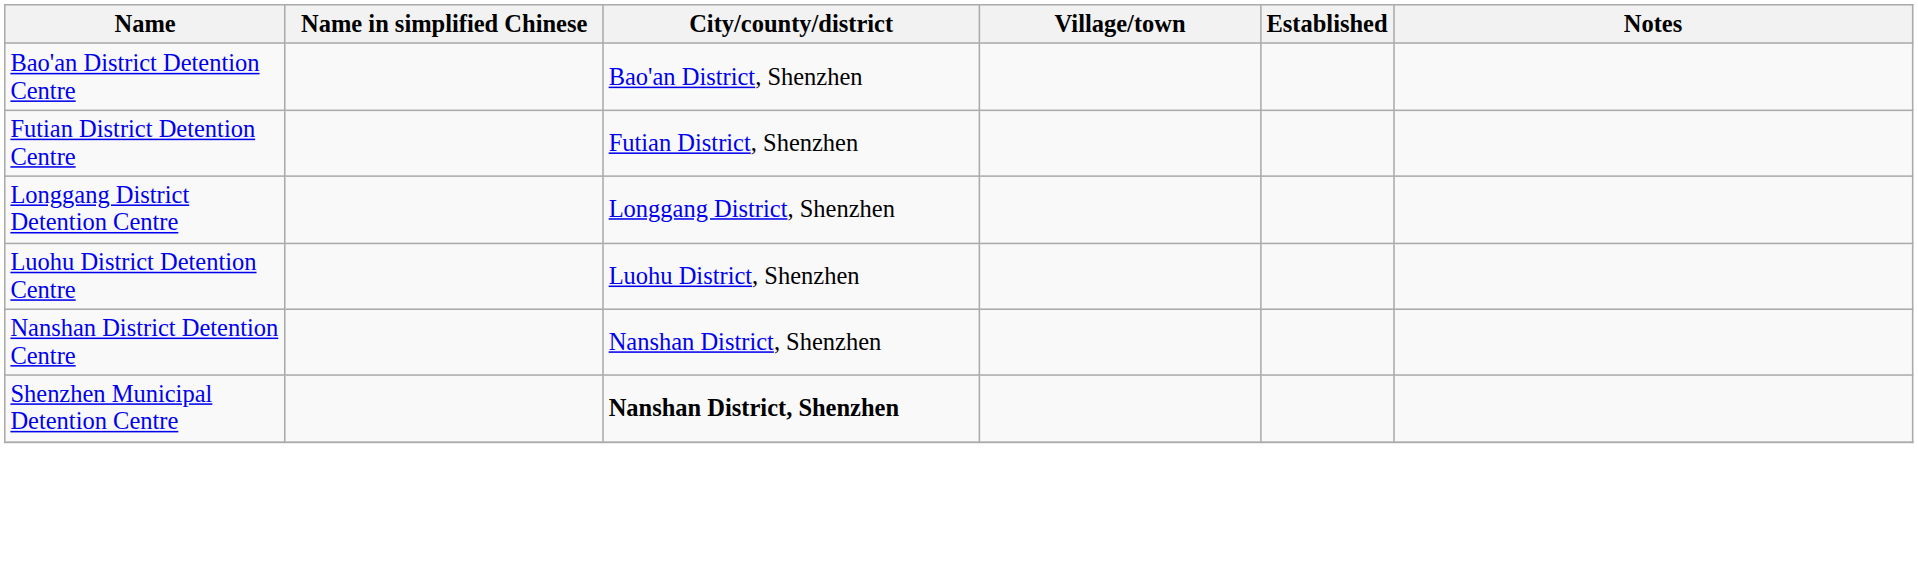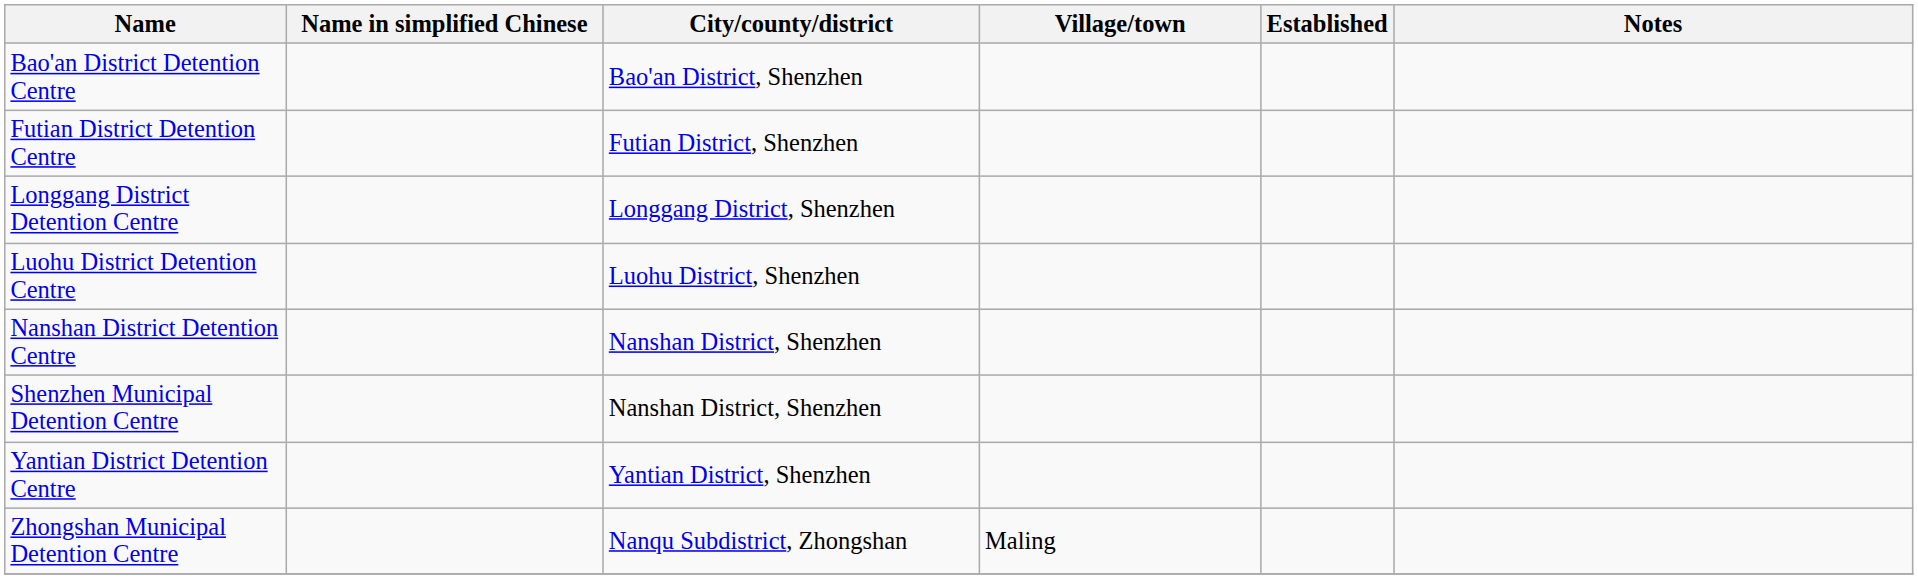(754, 408) bold -> (745, 408) normal
+ row: (139, 474)
+ row: (118, 541)
